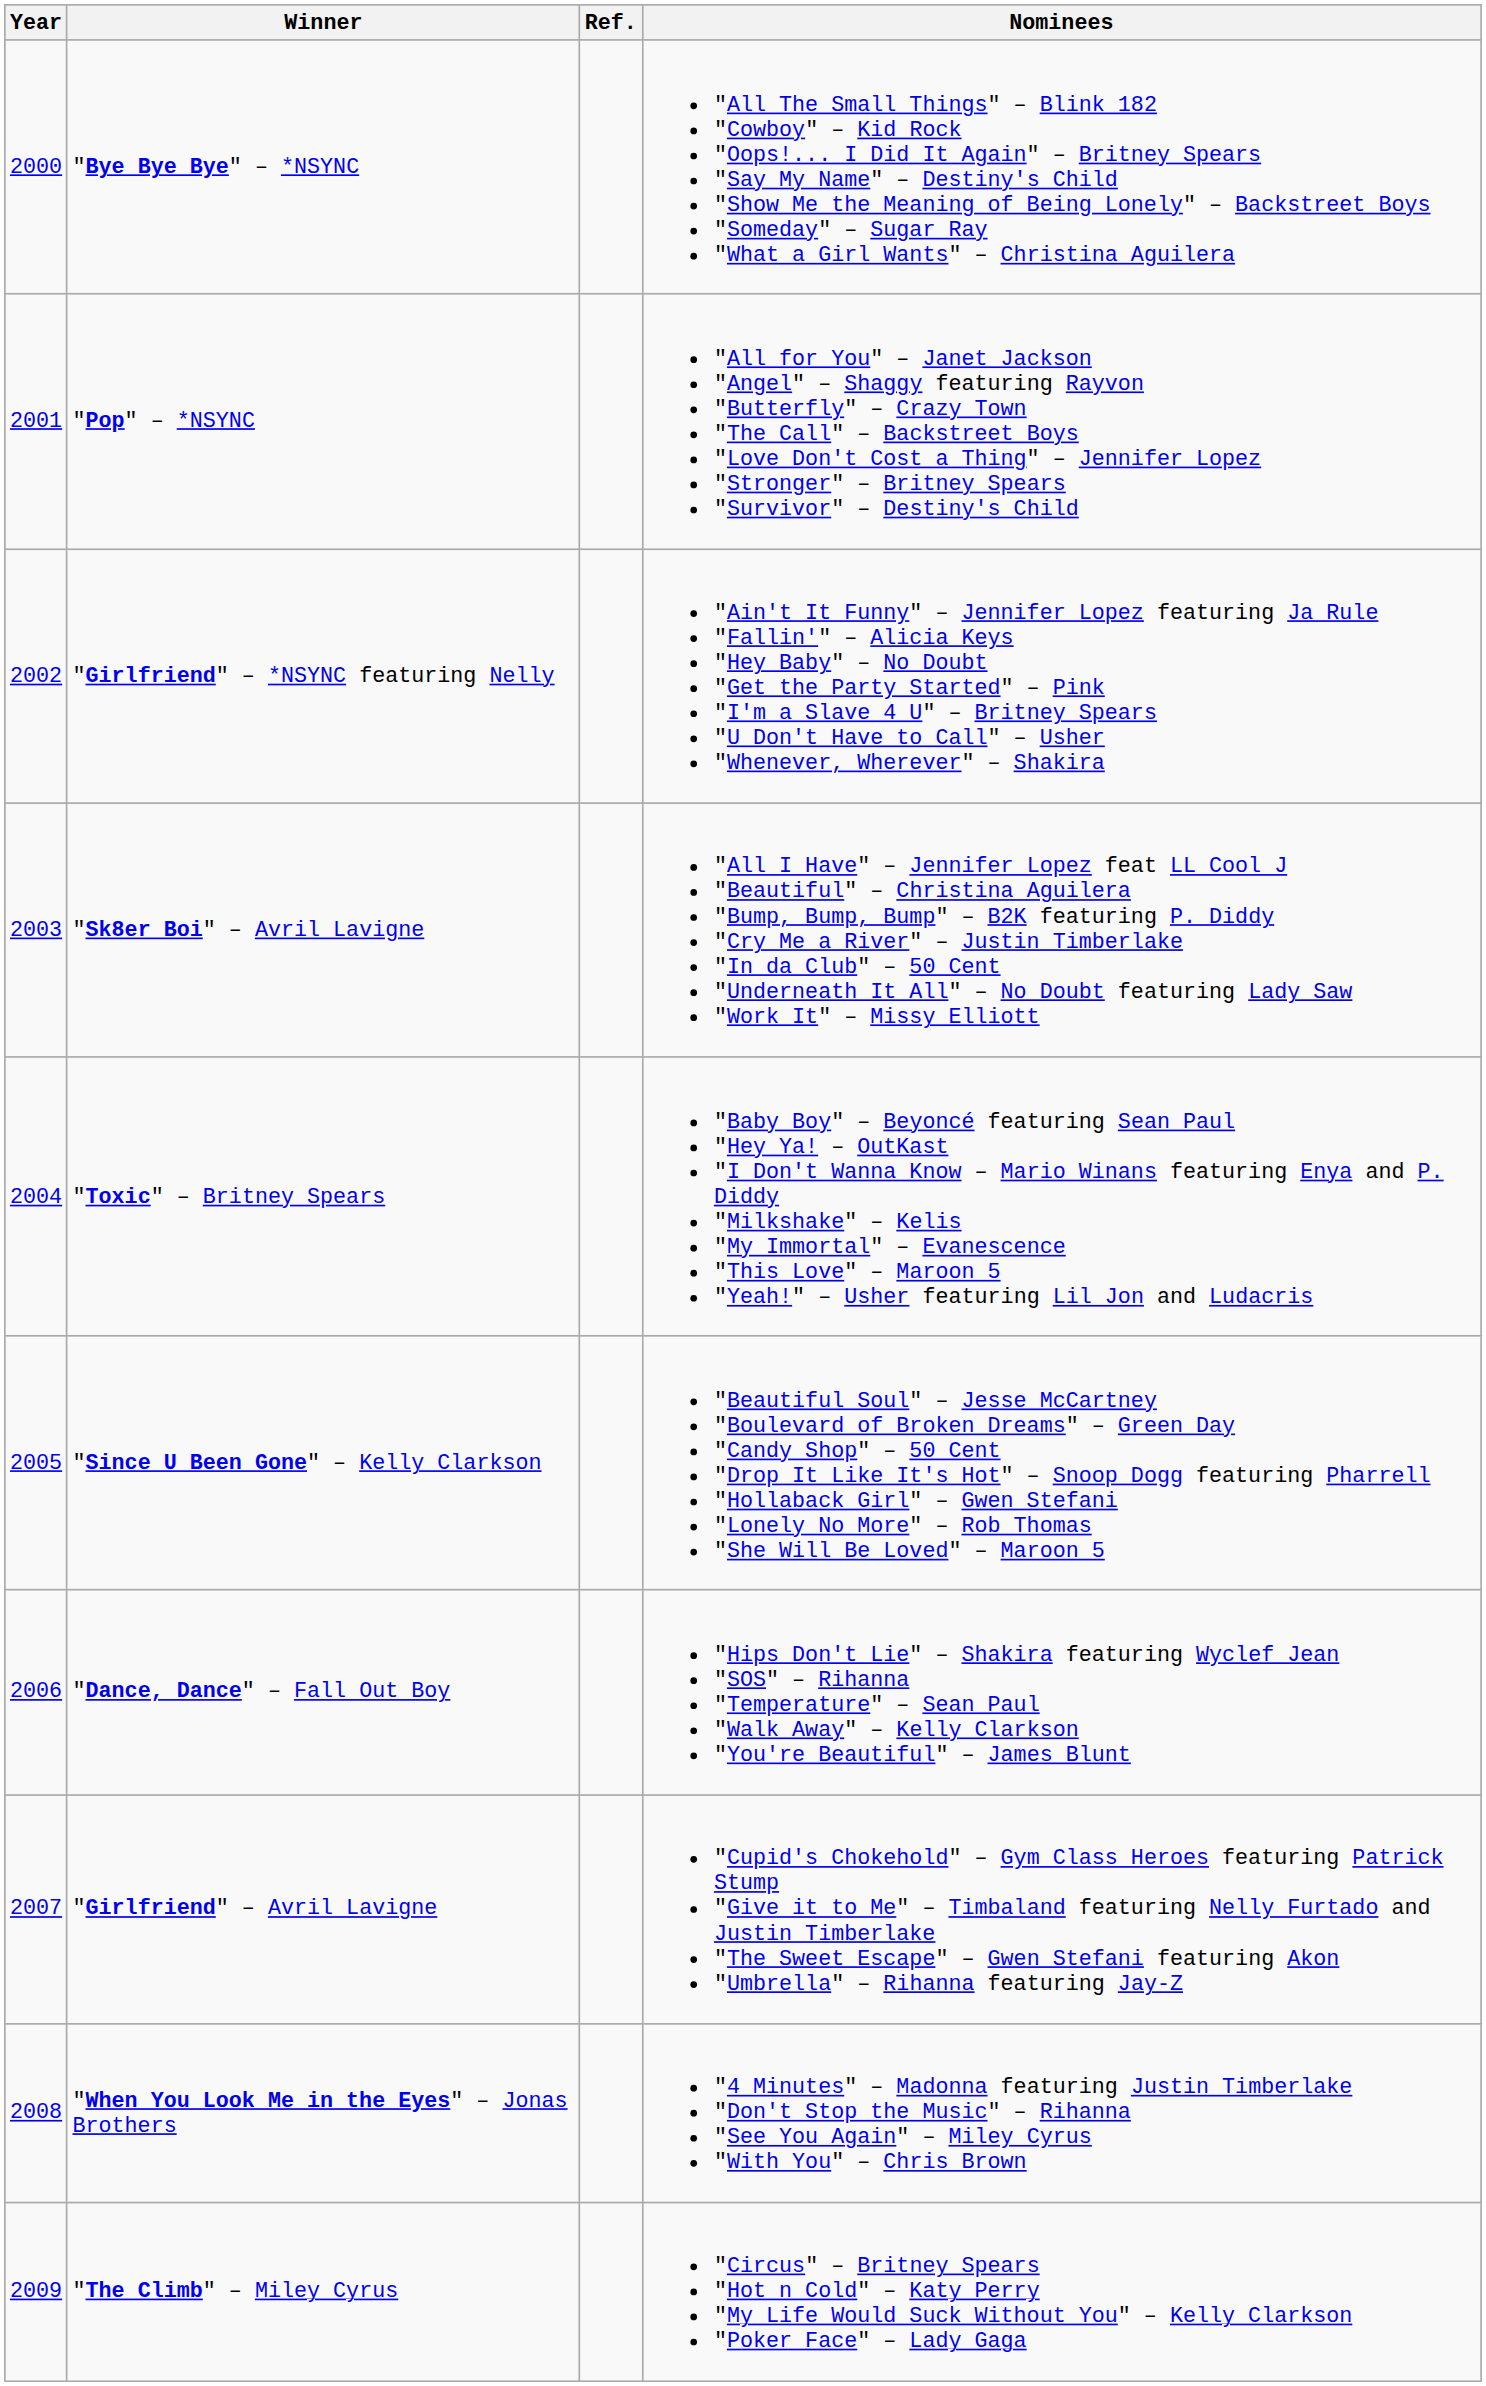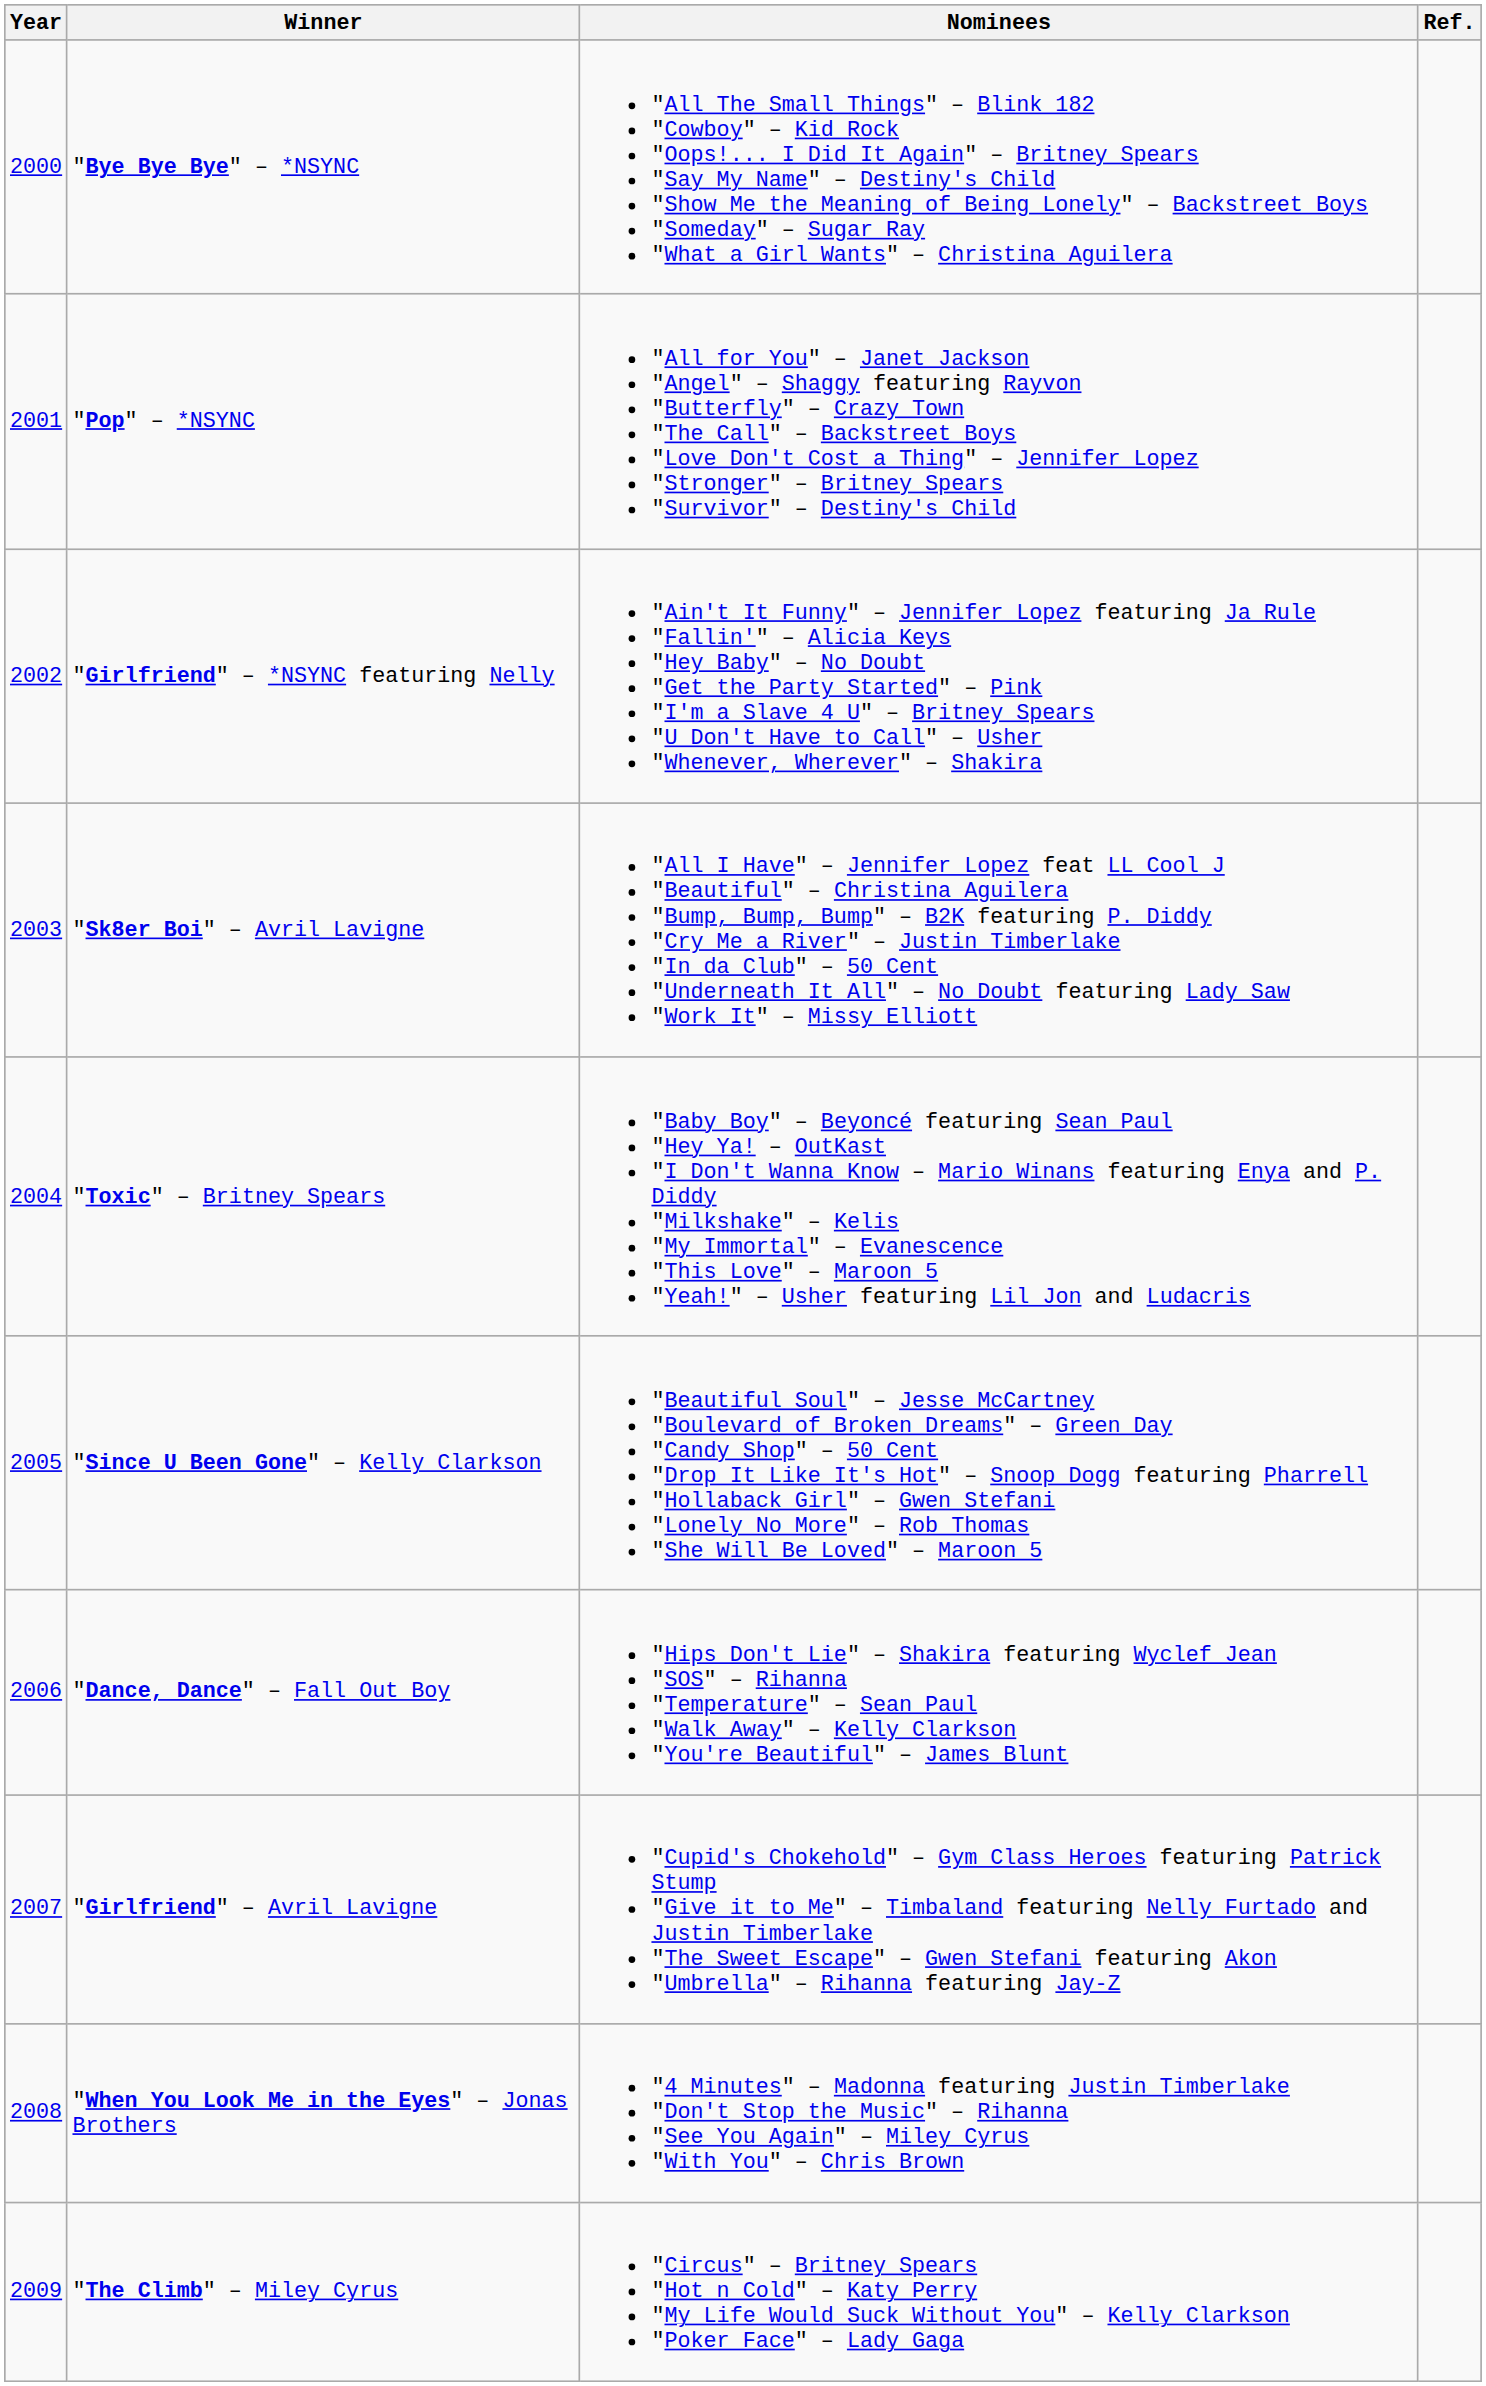columns swapped: (1061, 23) <-> (611, 23)
